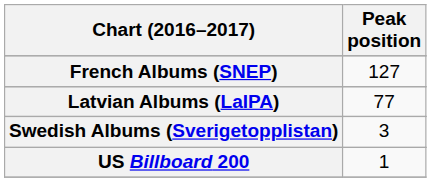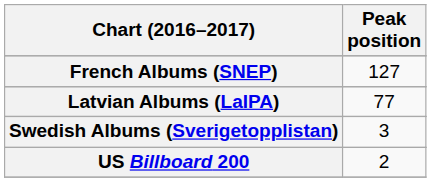(384, 161) 1 -> (384, 161) 2
